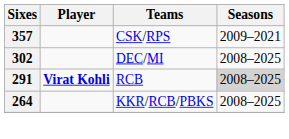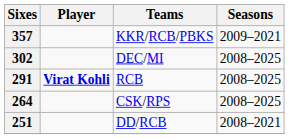(143, 36) CSK/RPS -> (165, 36) KKR/RCB/PBKS
(250, 79) lightgrey background -> (250, 79) no background
(165, 101) KKR/RCB/PBKS -> (143, 101) CSK/RPS
+ row: (22, 123)
